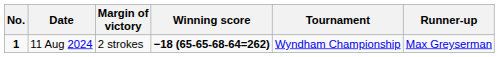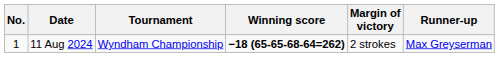columns swapped: (338, 20) <-> (123, 20)
(16, 44) bold -> (16, 44) normal
